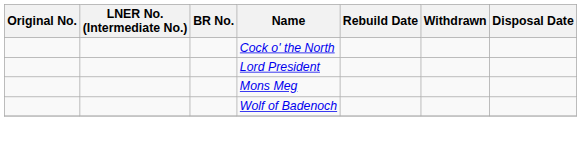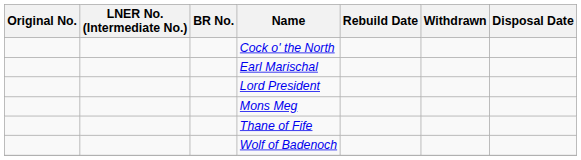+ row: (279, 67)
+ row: (276, 125)
